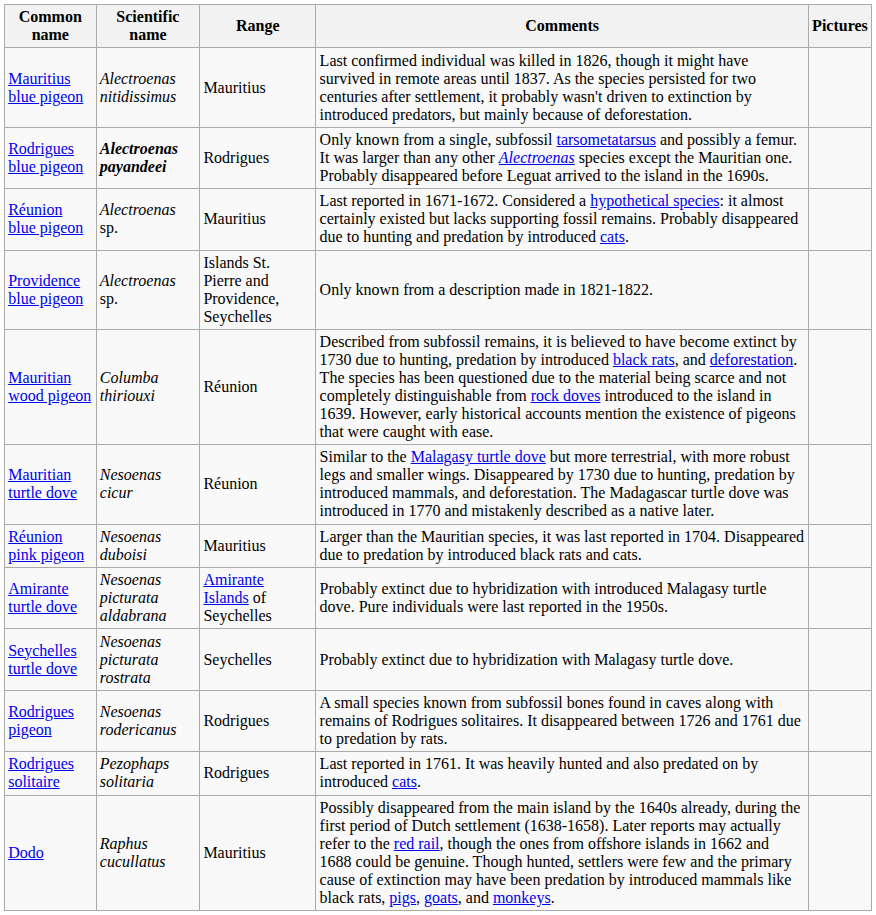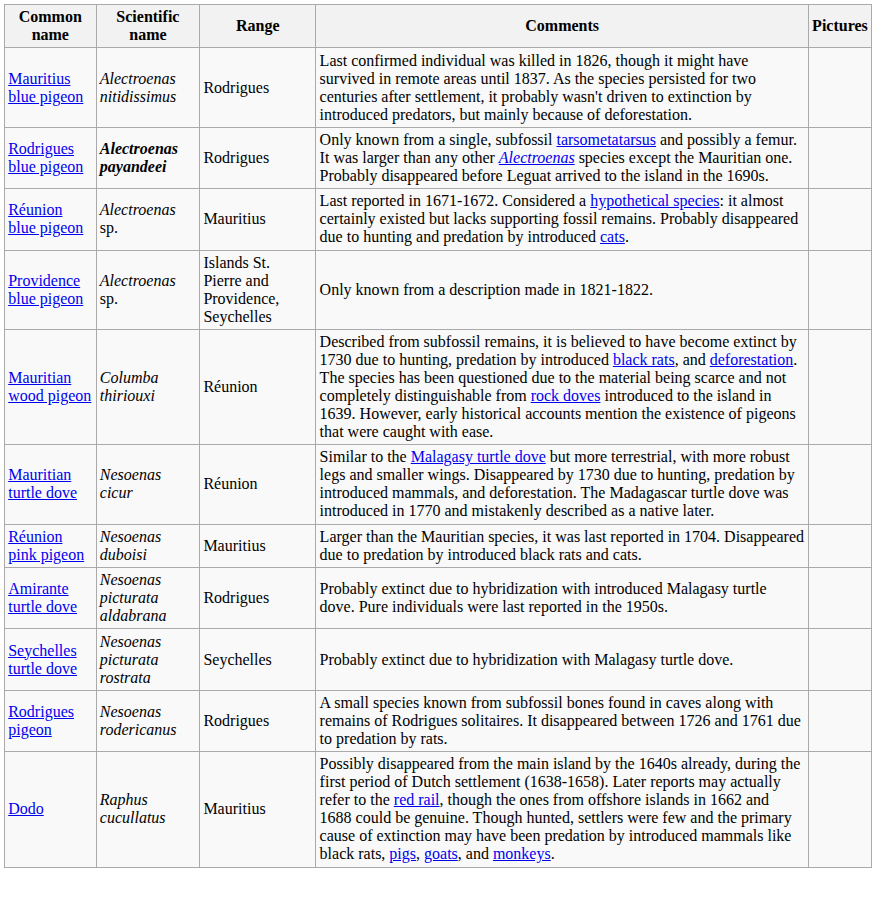(234, 87) Mauritius -> (236, 87) Rodrigues
(238, 598) Amirante Islands of Seychelles -> (236, 598) Rodrigues
- row: (41, 773)
